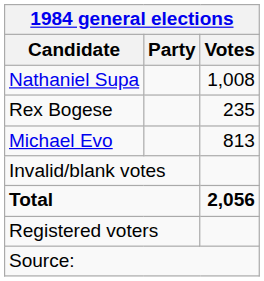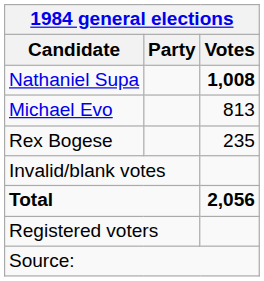(231, 79) normal -> (231, 79) bold
rows swapped: (61, 140) <-> (61, 110)
